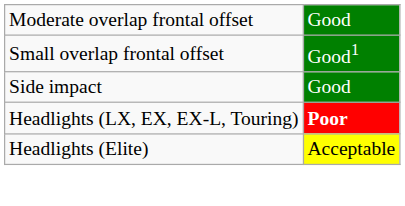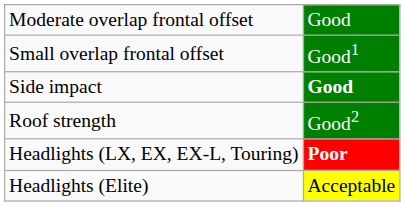(329, 87) normal -> (330, 87) bold
+ row: (63, 120)
